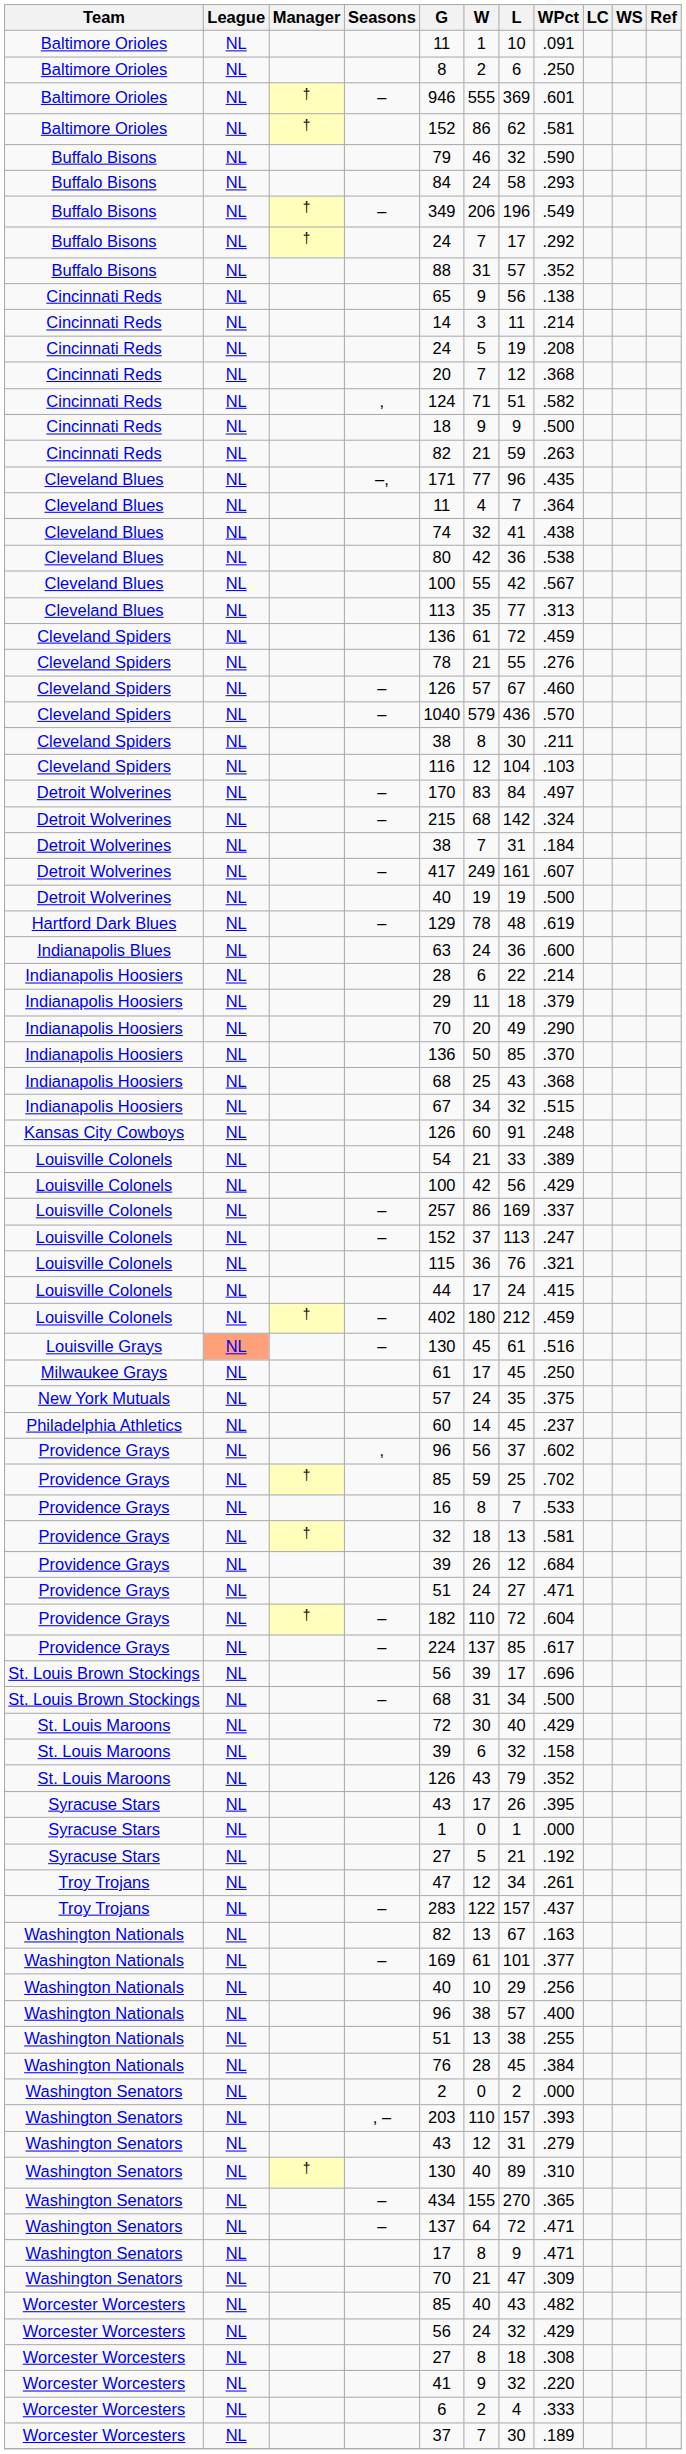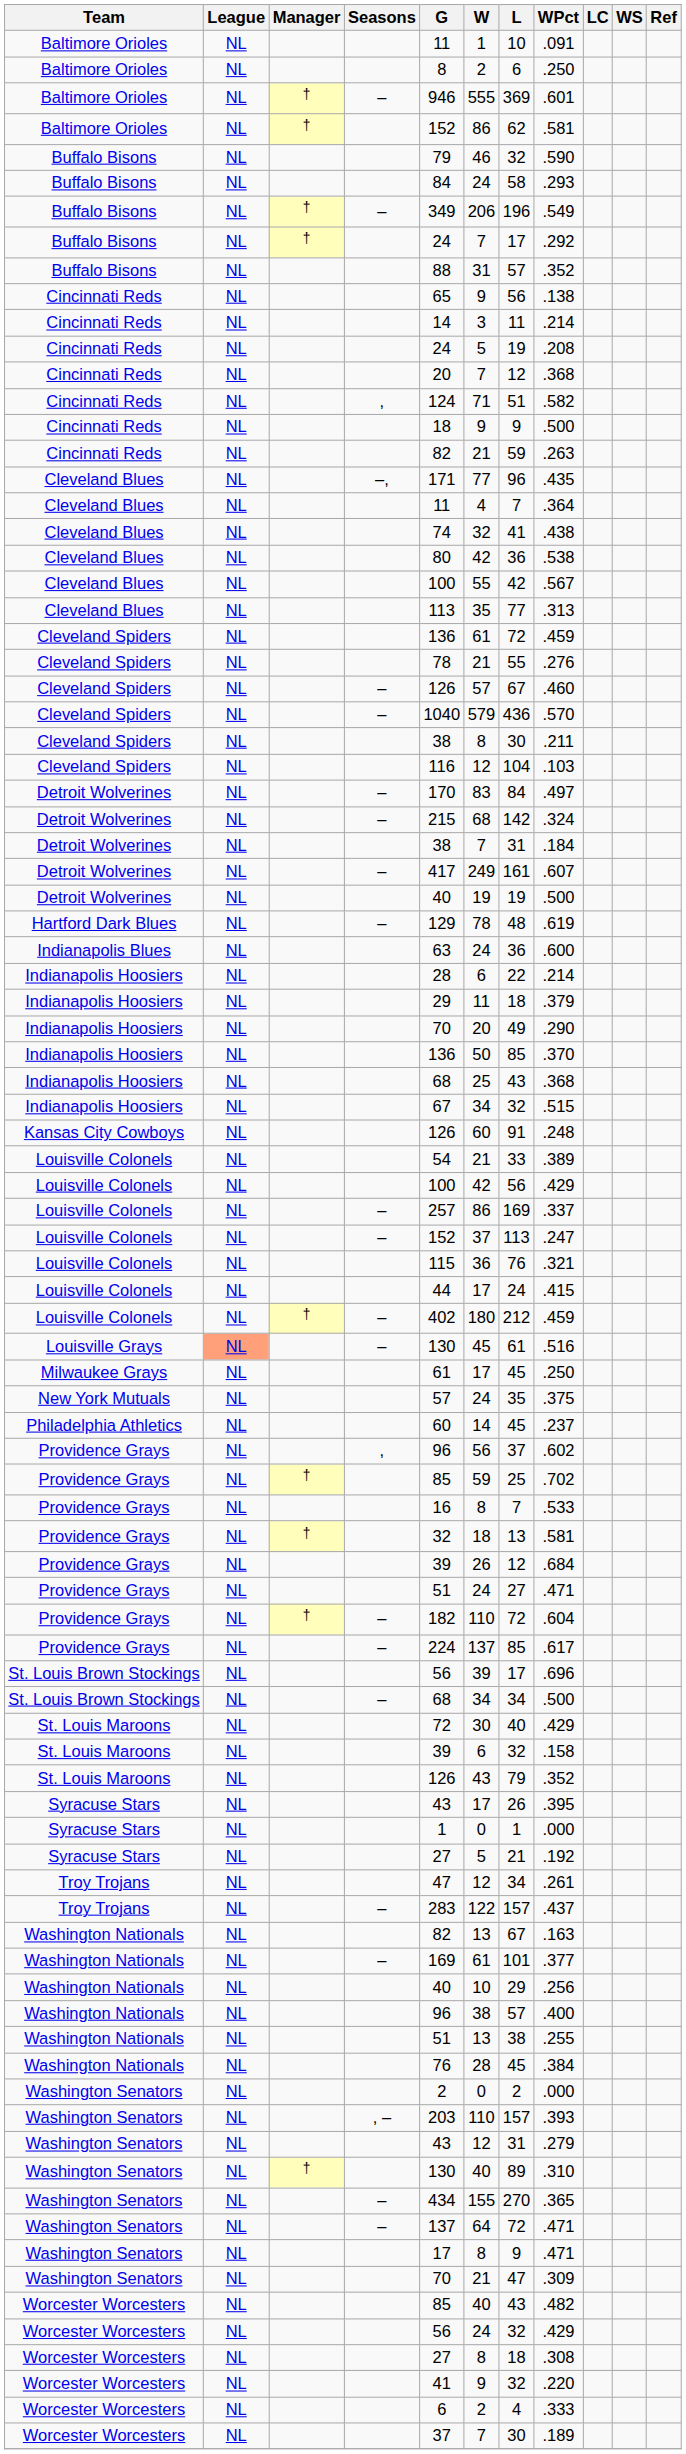(481, 1699) 31 -> (481, 1699) 34
